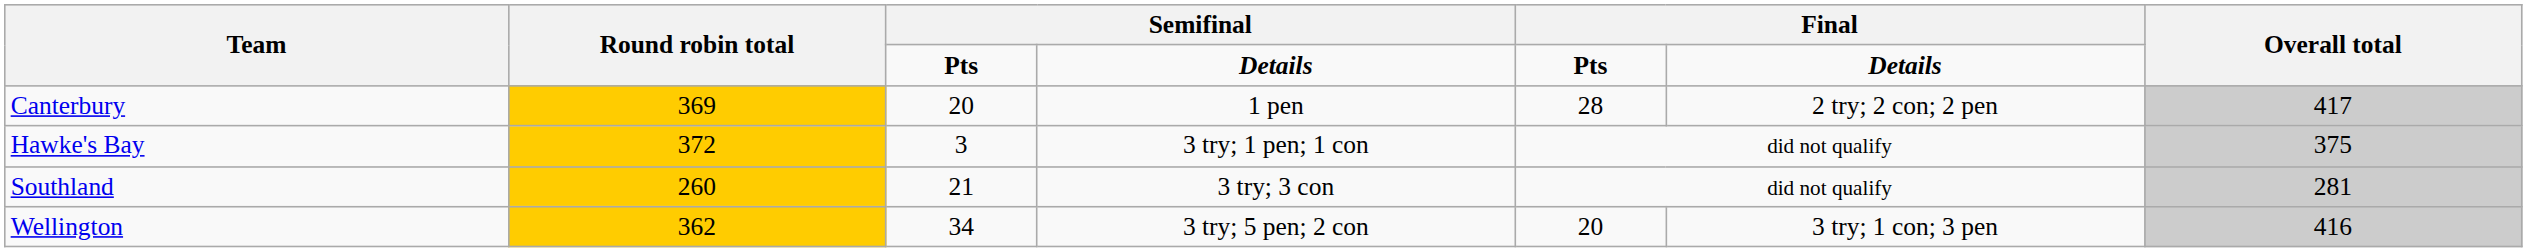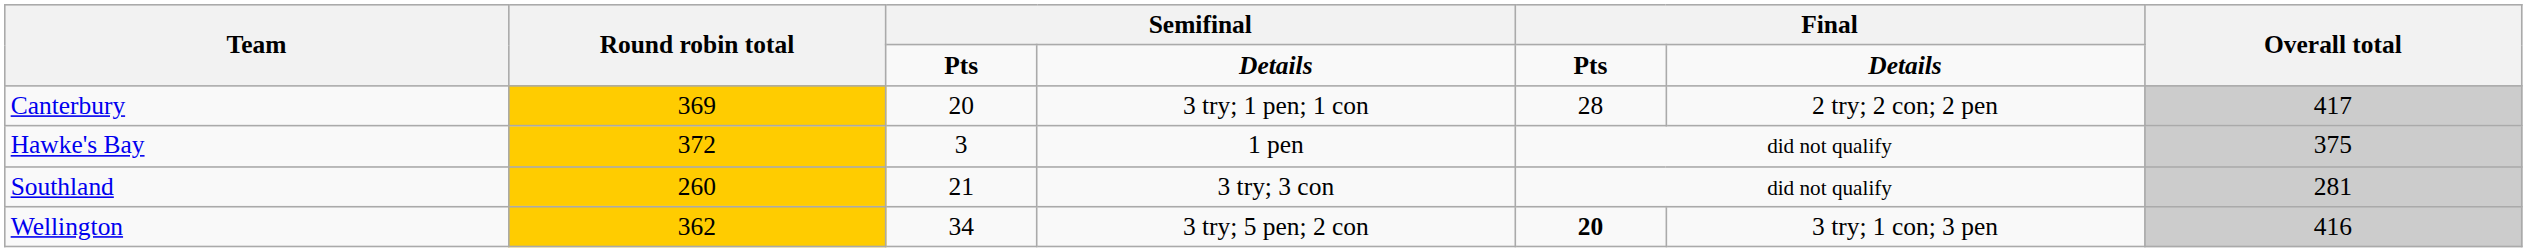(1276, 105) 1 pen -> (1276, 105) 3 try; 1 pen; 1 con
(1276, 145) 3 try; 1 pen; 1 con -> (1276, 145) 1 pen
(1590, 226) normal -> (1590, 226) bold
